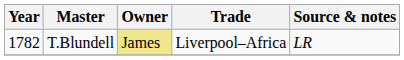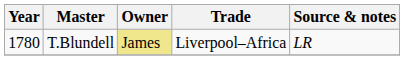(24, 42) 1782 -> (24, 42) 1780
